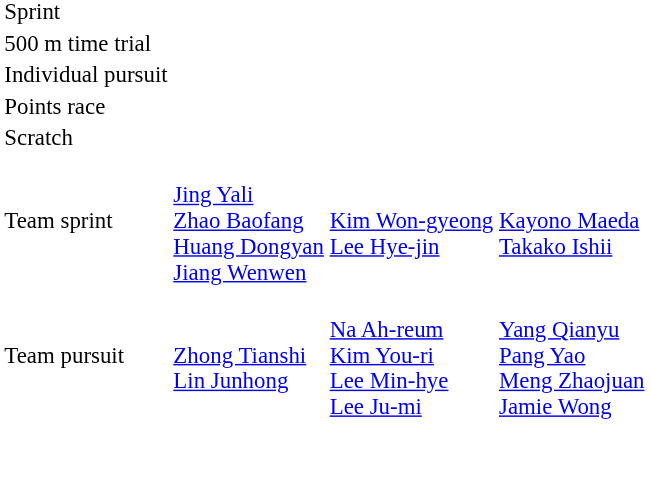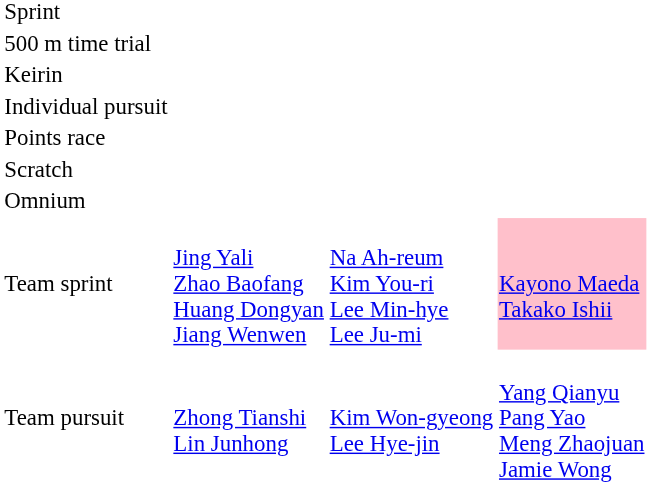+ row: (34, 74)
+ row: (45, 200)
(411, 233) Kim Won-gyeong Lee Hye-jin -> (389, 296) Na Ah-reum Kim You-ri Lee Min-hye Lee Ju-mi
(569, 233) no background -> (569, 296) pink background
(389, 368) Na Ah-reum Kim You-ri Lee Min-hye Lee Ju-mi -> (411, 430) Kim Won-gyeong Lee Hye-jin
